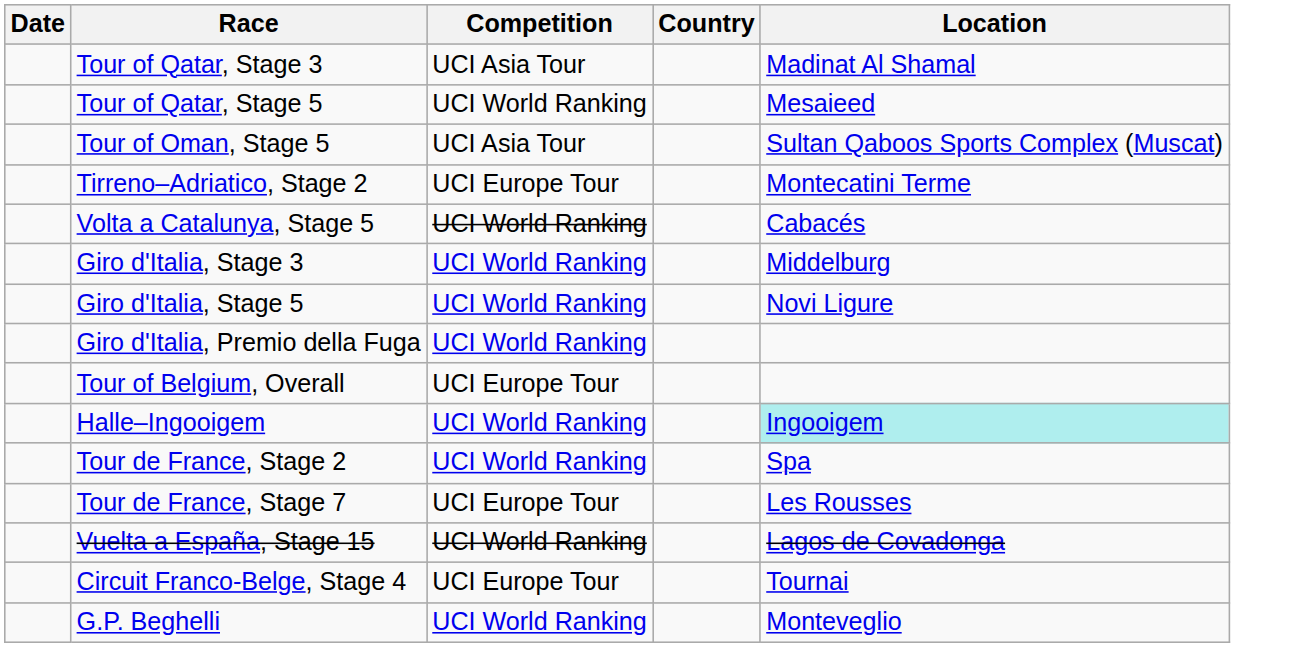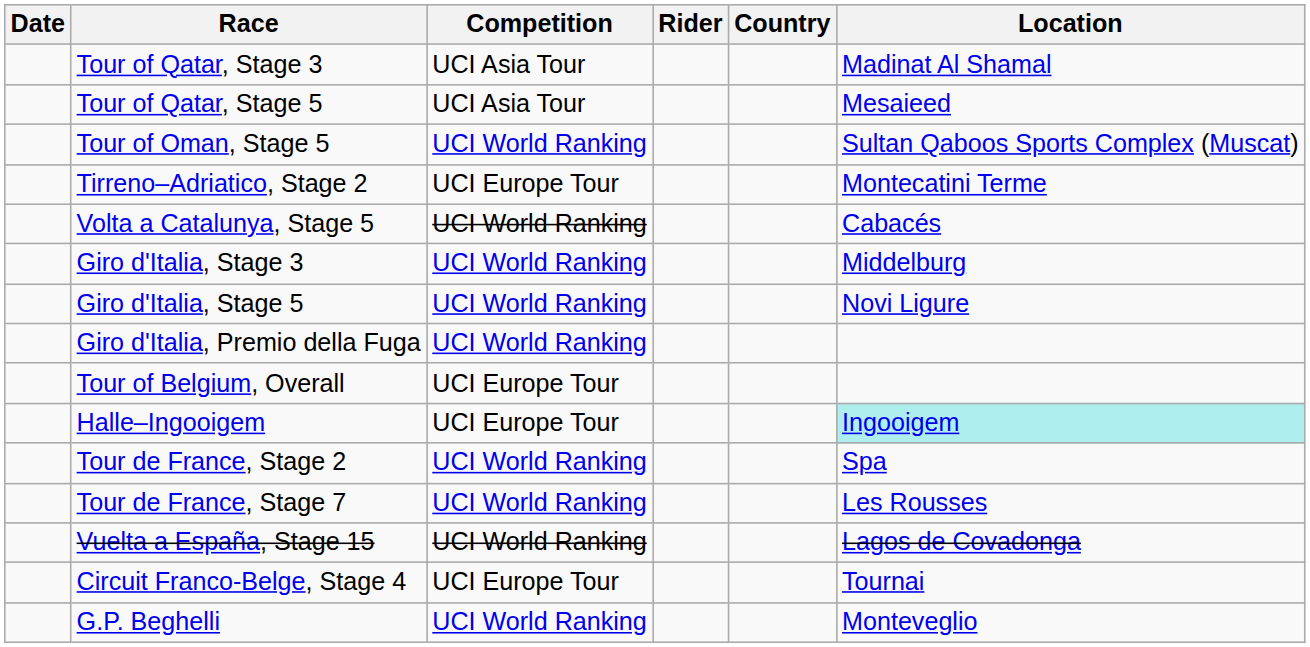+ column: (690, 24)
(540, 104) UCI World Ranking -> (509, 104) UCI Asia Tour
(509, 143) UCI Asia Tour -> (540, 143) UCI World Ranking
(540, 422) UCI World Ranking -> (526, 422) UCI Europe Tour
(526, 502) UCI Europe Tour -> (540, 502) UCI World Ranking
